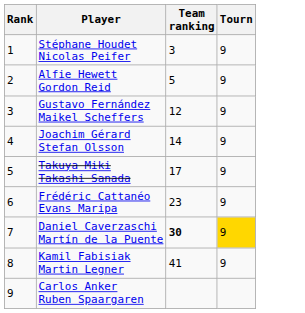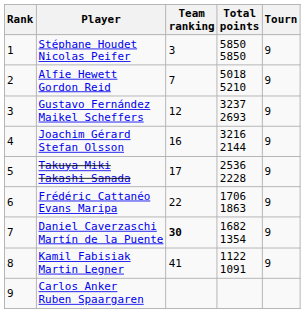+ column: (240, 20)
(172, 80) 5 -> (172, 80) 7
(175, 141) 14 -> (175, 141) 16
(175, 202) 23 -> (175, 202) 22
(223, 232) gold background -> (268, 232) no background
